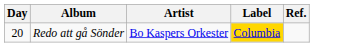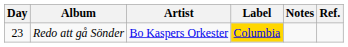+ column: (300, 13)
(17, 32) 20 -> (17, 32) 23
